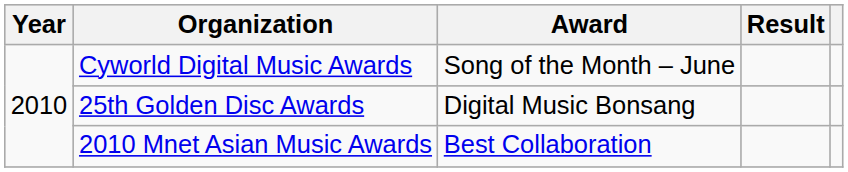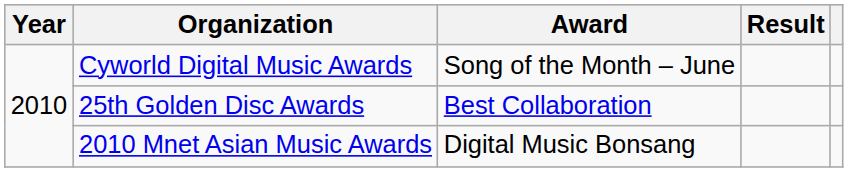(570, 105) Digital Music Bonsang -> (548, 105) Best Collaboration
(548, 145) Best Collaboration -> (570, 145) Digital Music Bonsang
